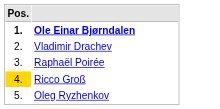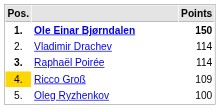+ column: (197, 13)
(18, 63) normal -> (18, 63) bold
